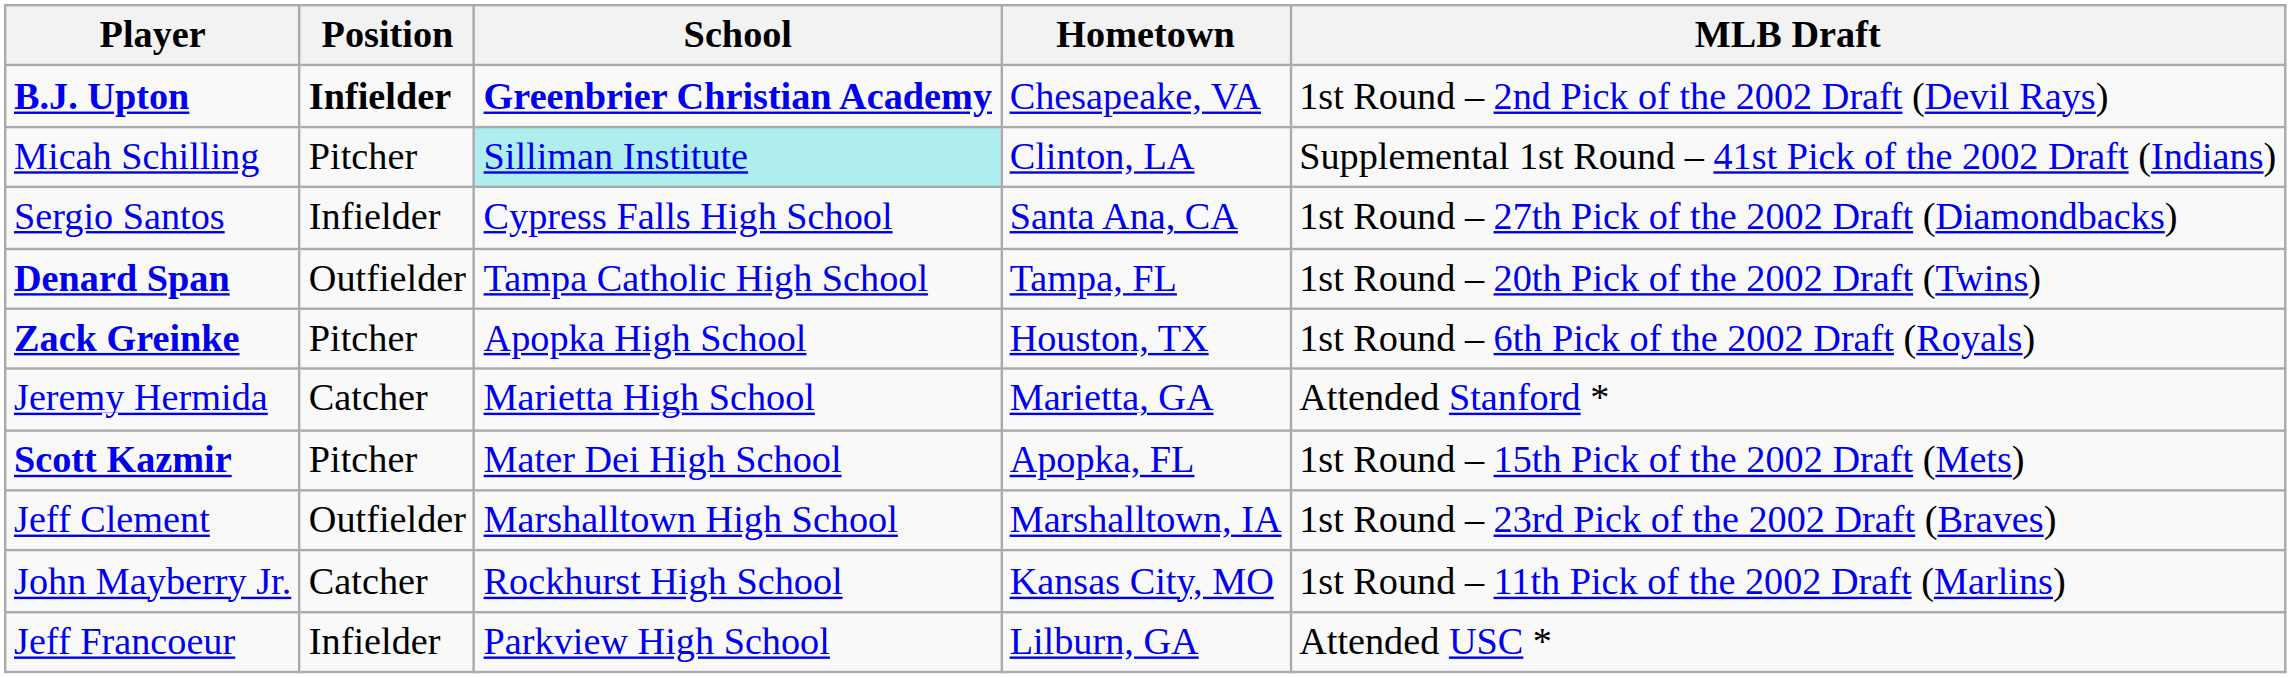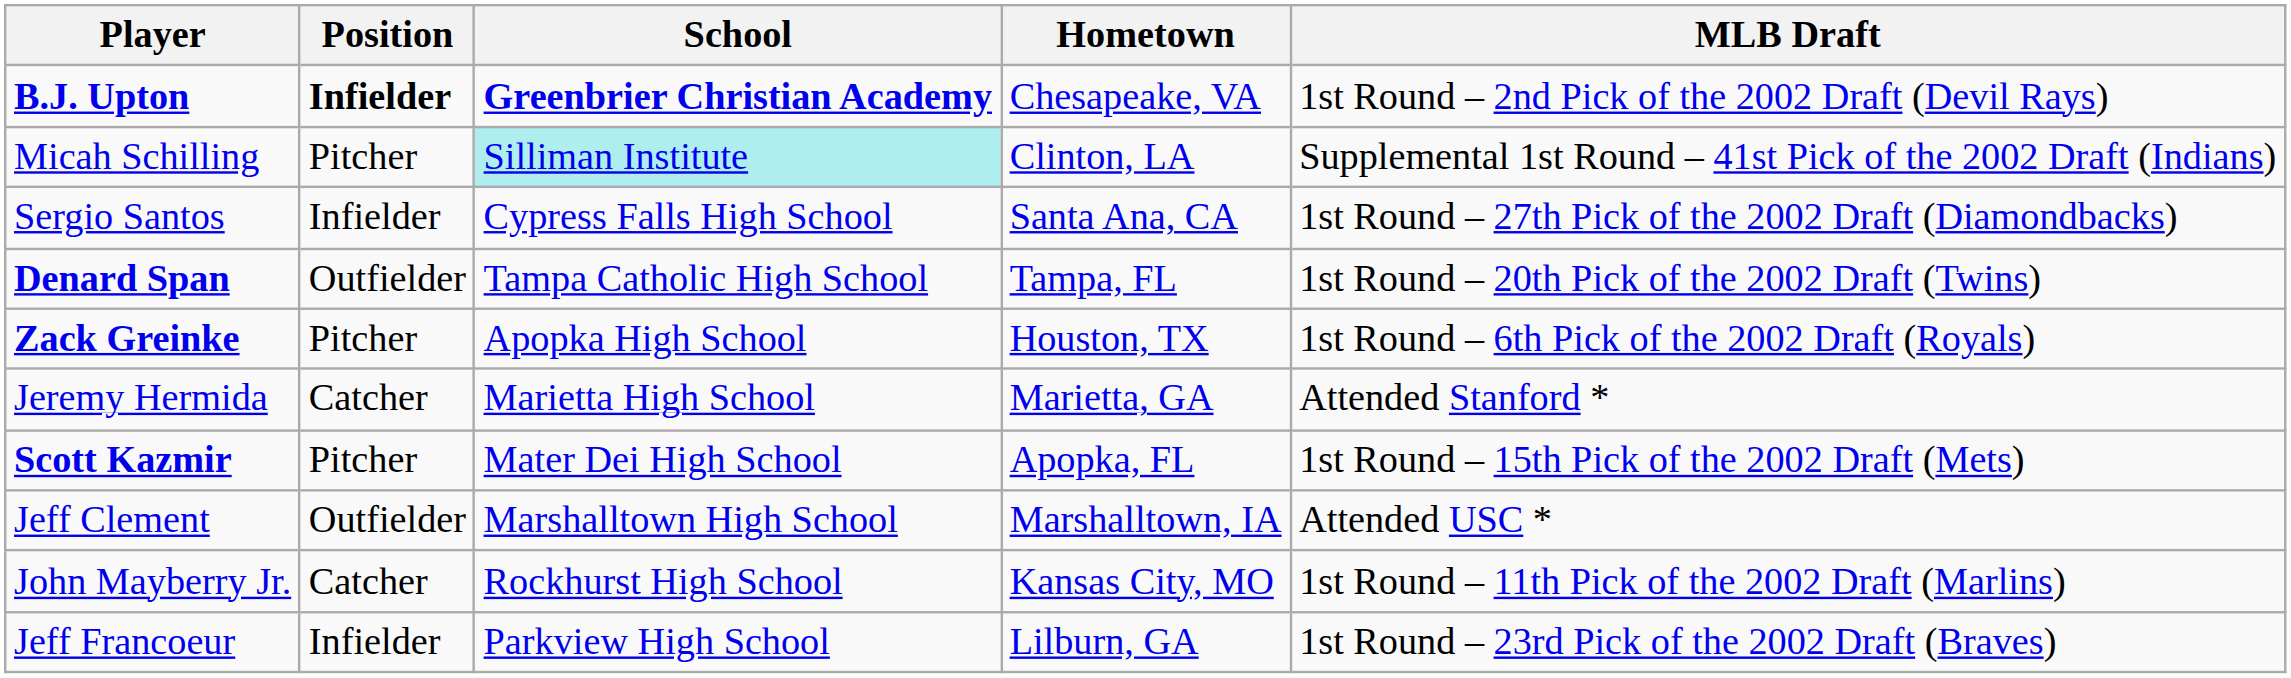(1678, 519) 1st Round – 23rd Pick of the 2002 Draft (Braves) -> (1426, 519) Attended USC *
(1426, 641) Attended USC * -> (1678, 641) 1st Round – 23rd Pick of the 2002 Draft (Braves)
